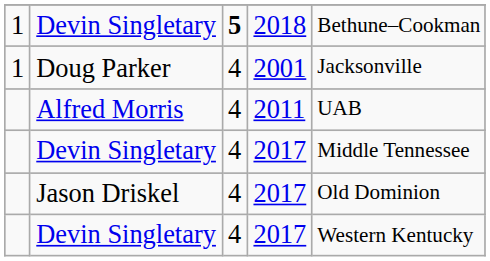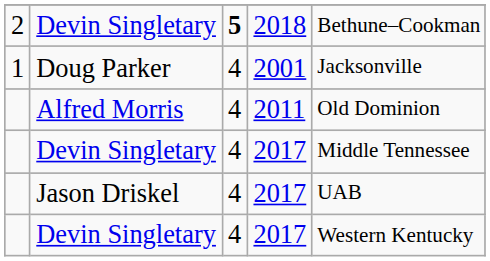(18, 25) 1 -> (18, 25) 2
(340, 109) UAB -> (379, 109) Old Dominion
(379, 192) Old Dominion -> (340, 192) UAB
